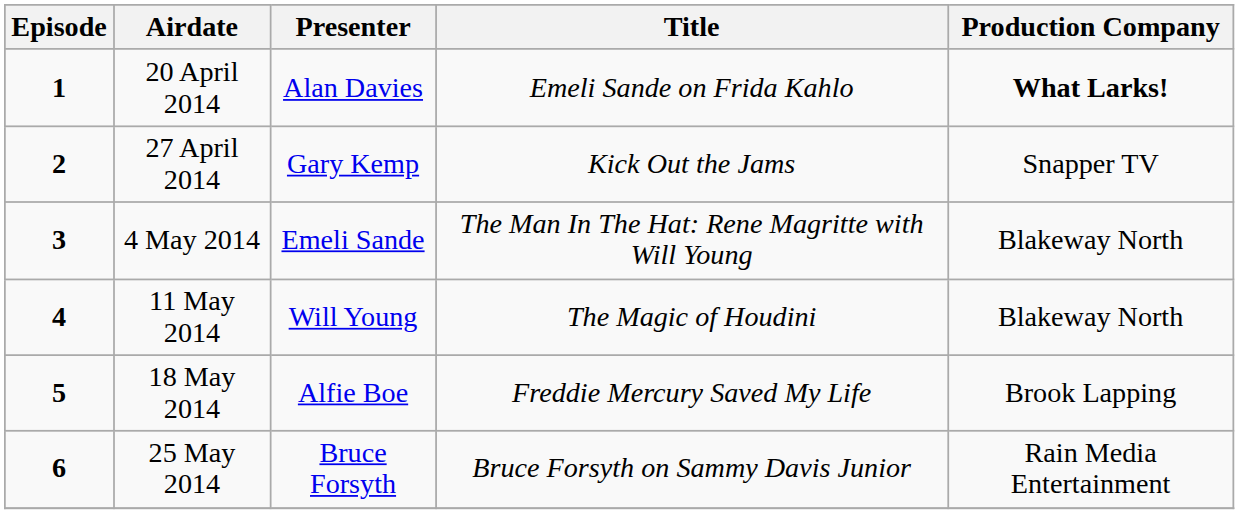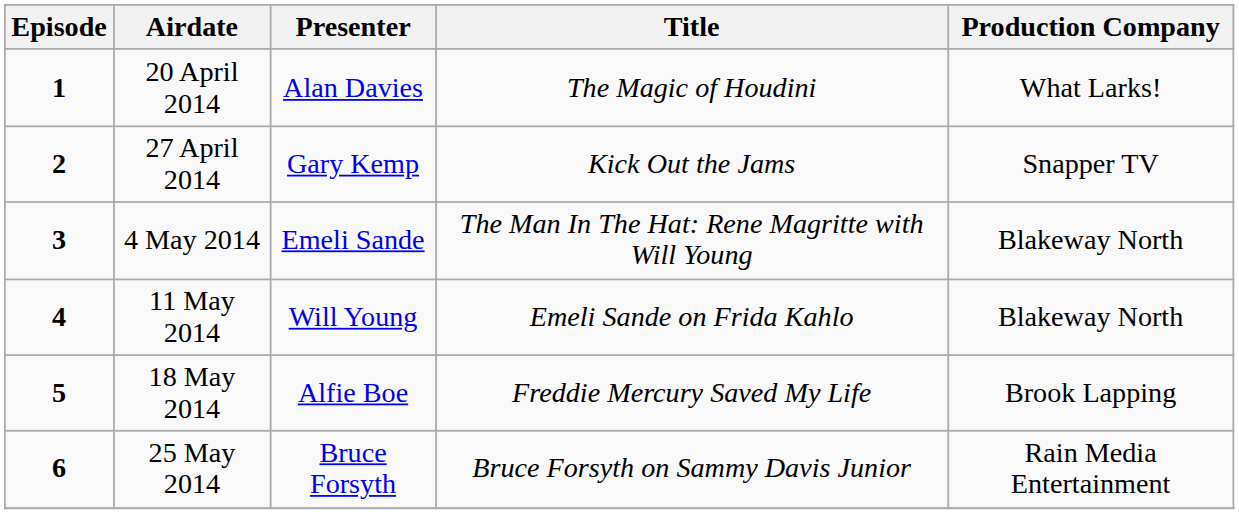(692, 87) Emeli Sande on Frida Kahlo -> (692, 87) The Magic of Houdini
(1091, 87) bold -> (1091, 87) normal
(692, 316) The Magic of Houdini -> (692, 316) Emeli Sande on Frida Kahlo
